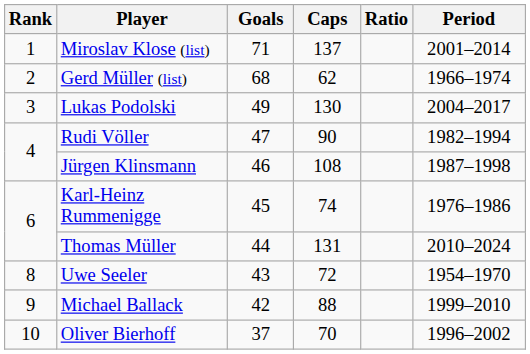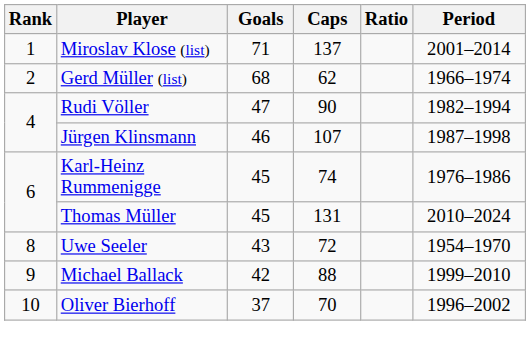- row: (118, 107)
(327, 166) 108 -> (327, 136) 107
(261, 246) 44 -> (261, 216) 45
